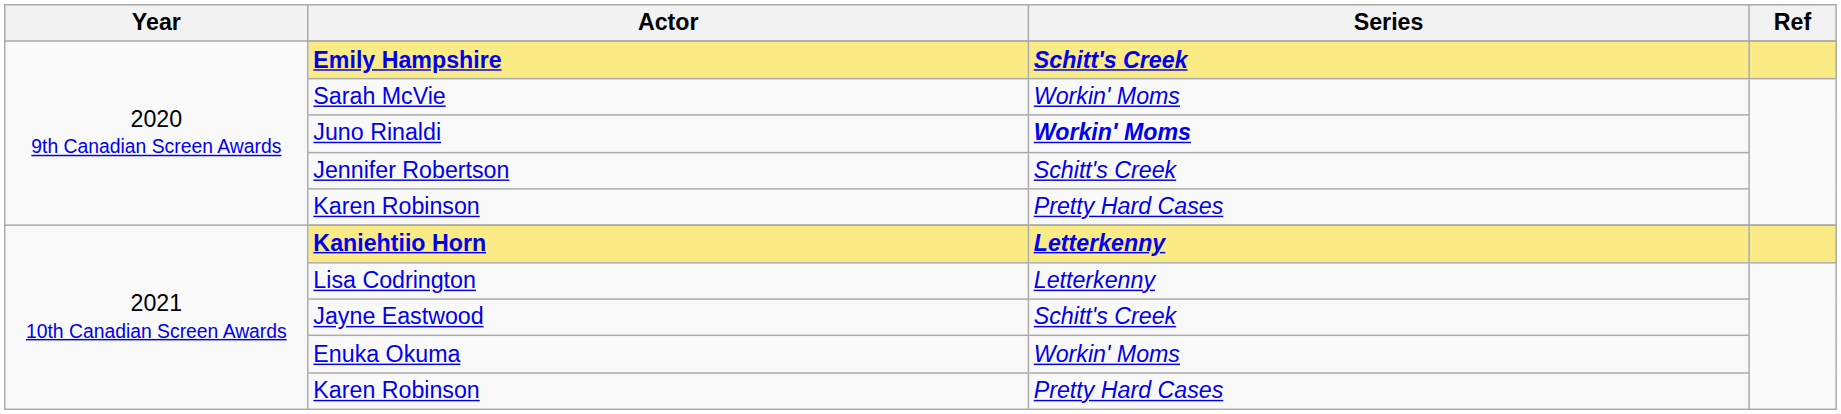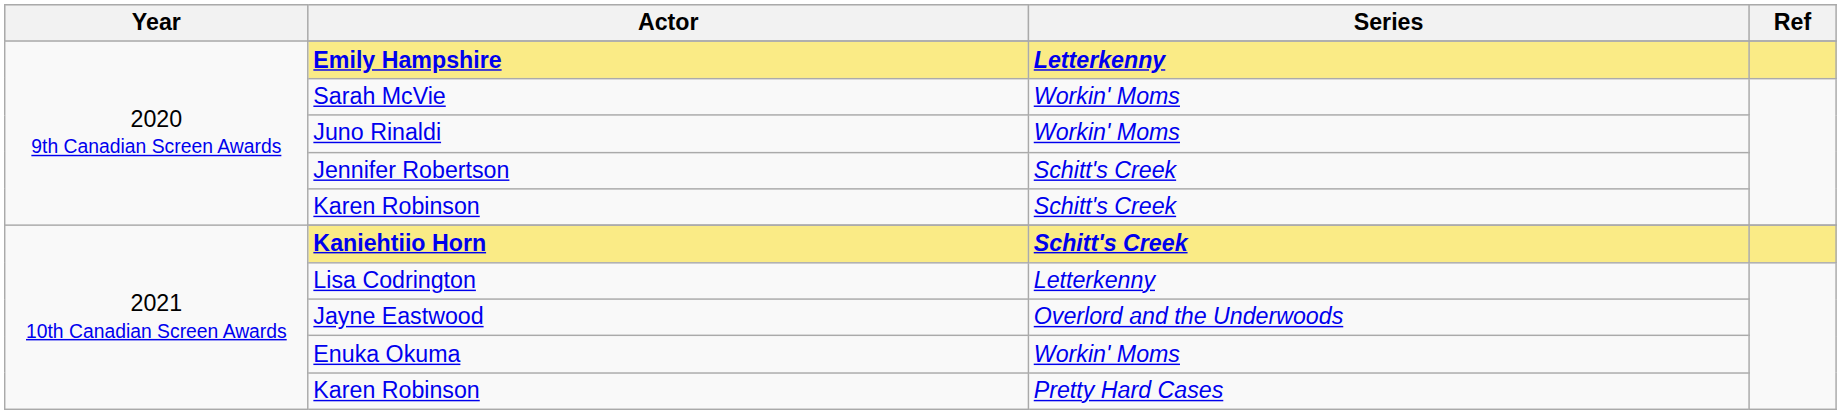(1111, 59) Schitt's Creek -> (1100, 59) Letterkenny
(1112, 133) bold -> (1107, 133) normal
(1129, 206) Pretty Hard Cases -> (1105, 206) Schitt's Creek
(1100, 243) Letterkenny -> (1111, 243) Schitt's Creek
(1105, 317) Schitt's Creek -> (1189, 317) Overlord and the Underwoods
